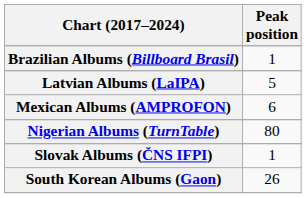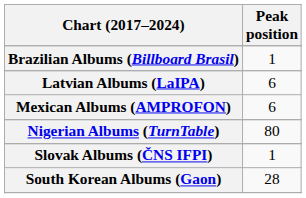(272, 82) 5 -> (272, 82) 6
(272, 180) 26 -> (272, 180) 28
